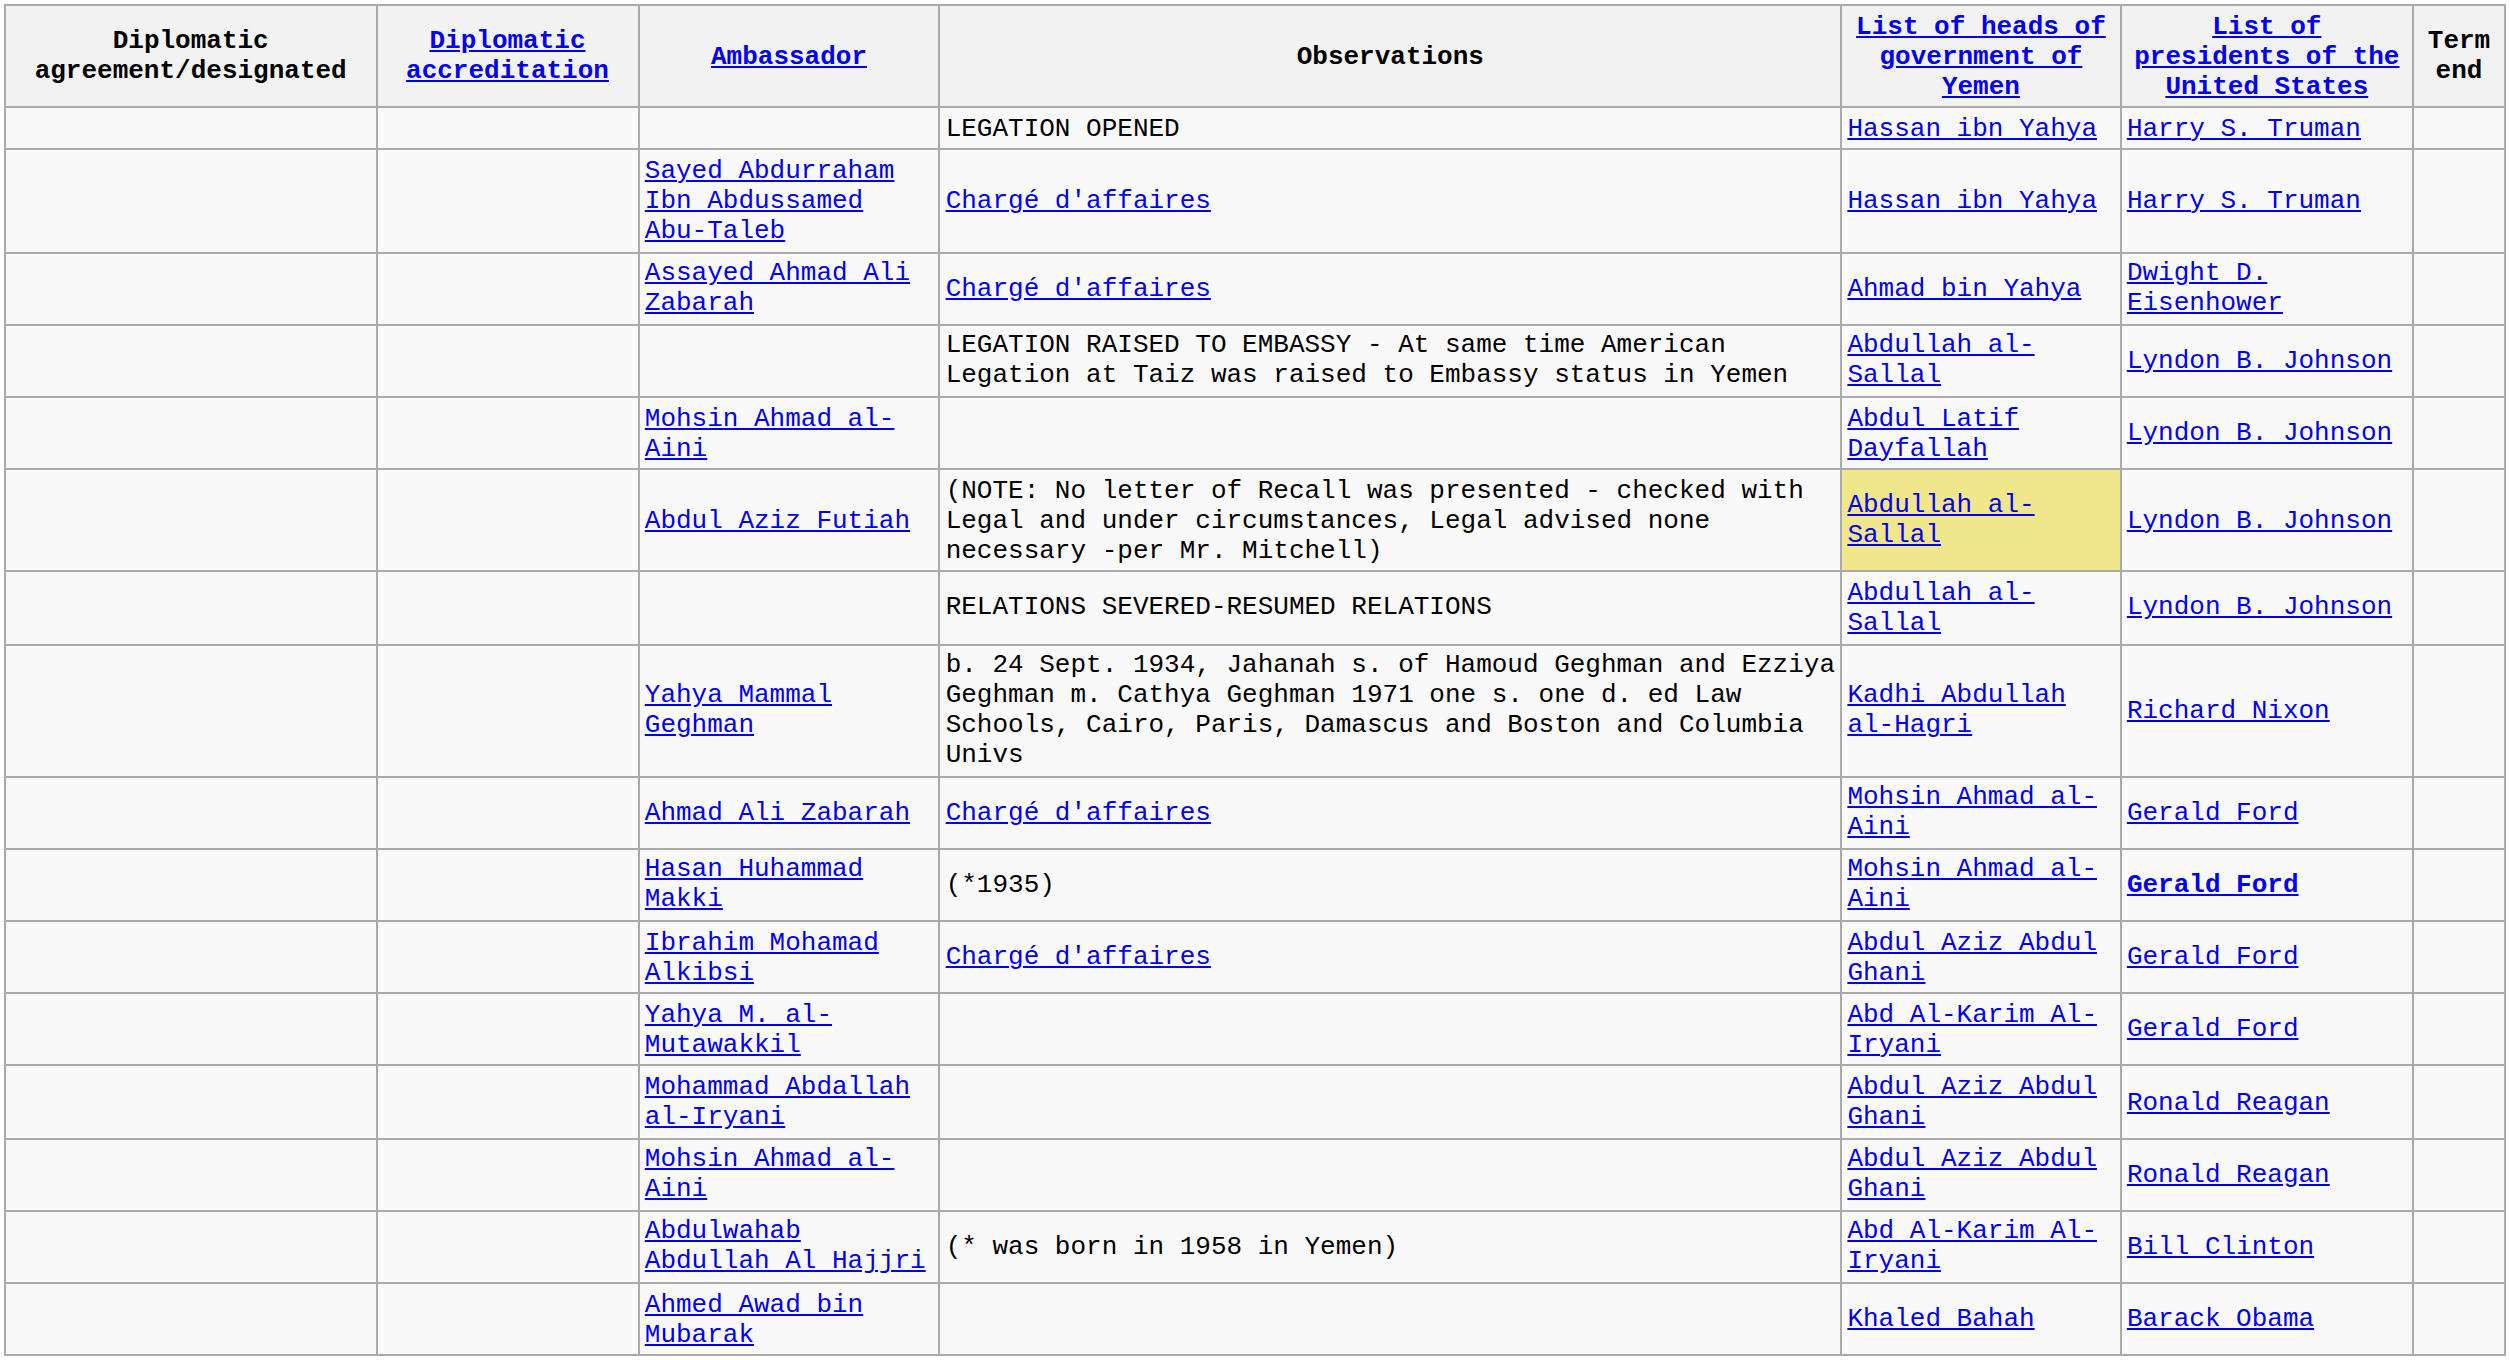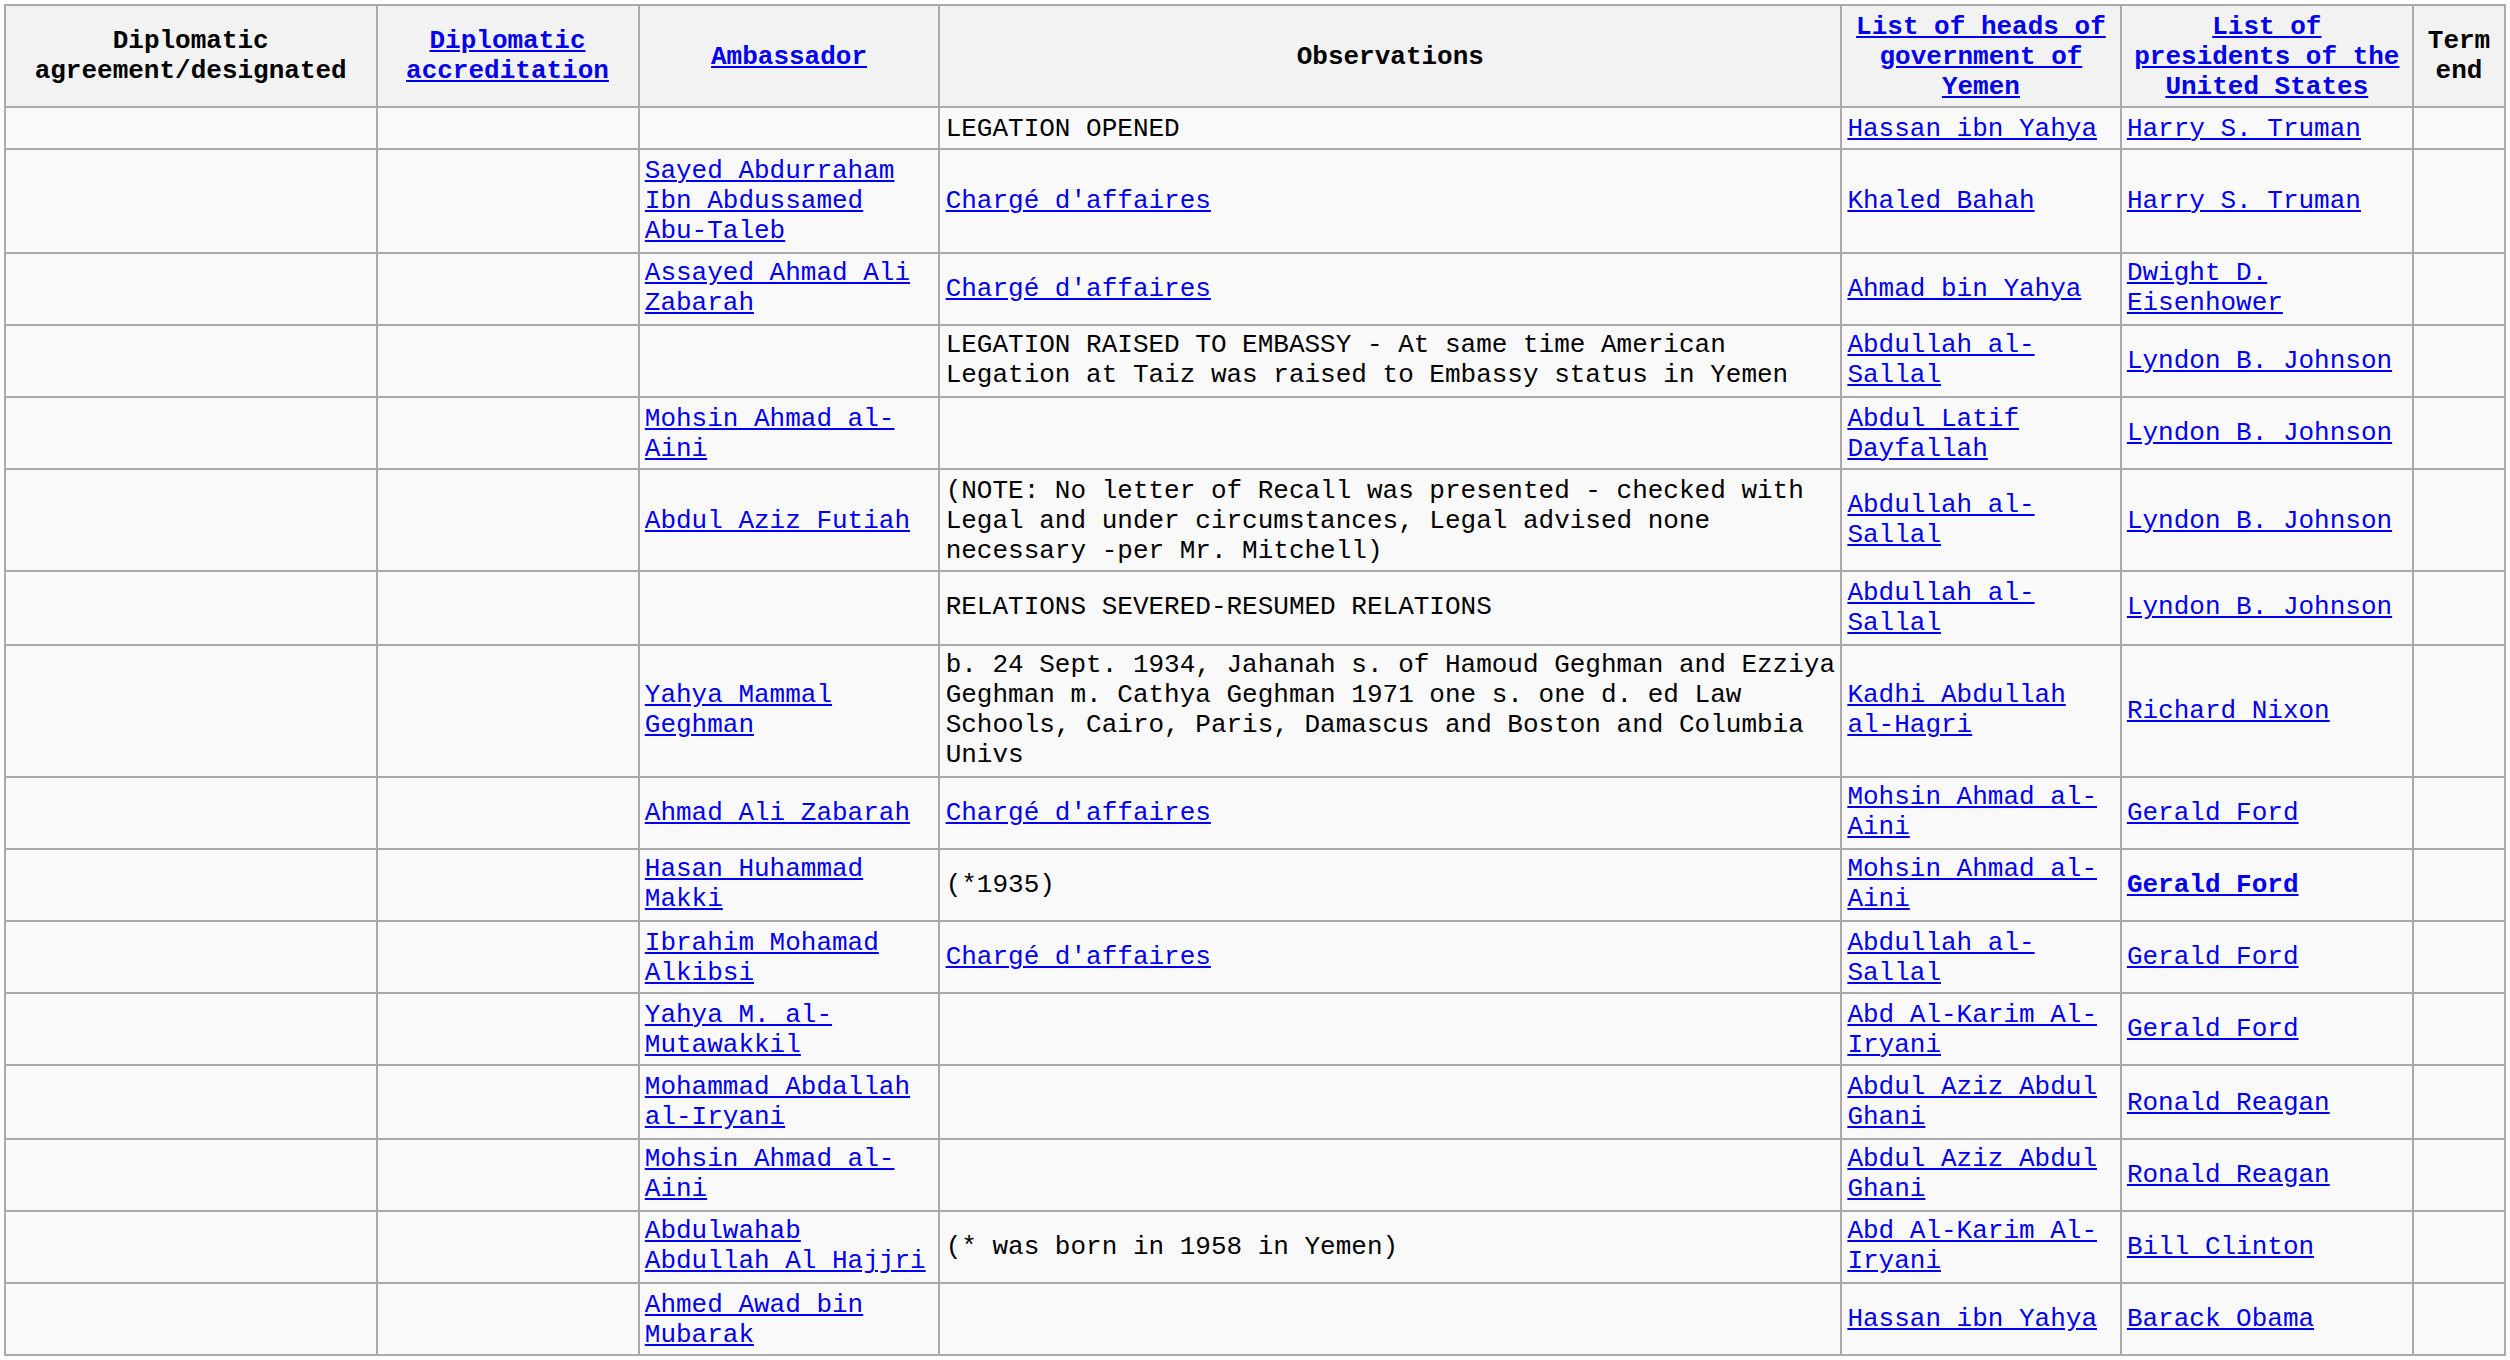(1972, 201) Hassan ibn Yahya -> (1941, 201) Khaled Bahah
(1941, 520) khaki background -> (1941, 520) no background
(1972, 957) Abdul Aziz Abdul Ghani -> (1941, 957) Abdullah al-Sallal
(1941, 1319) Khaled Bahah -> (1972, 1319) Hassan ibn Yahya
